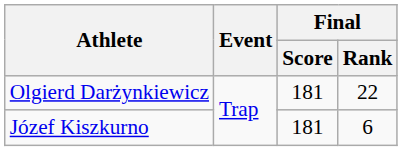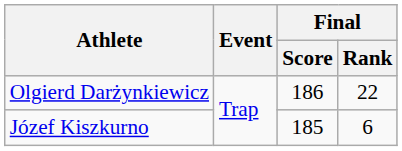(307, 92) 181 -> (307, 92) 186
(307, 127) 181 -> (307, 127) 185
